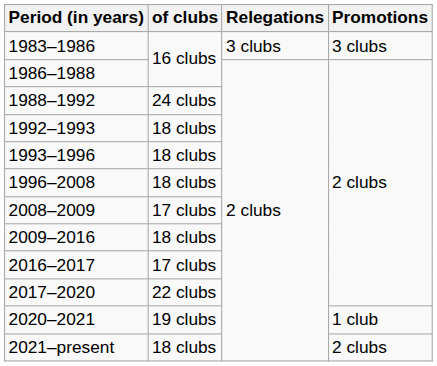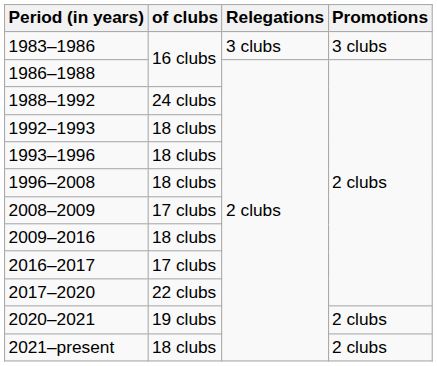(355, 319) 1 club -> (359, 319) 2 clubs
